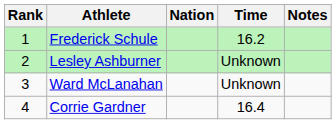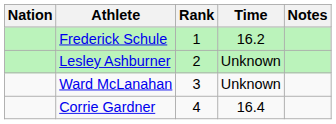columns swapped: (25, 15) <-> (192, 15)
